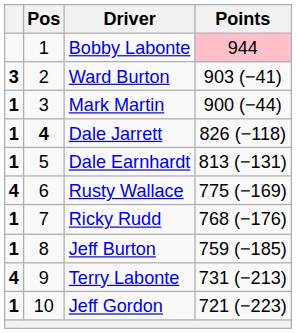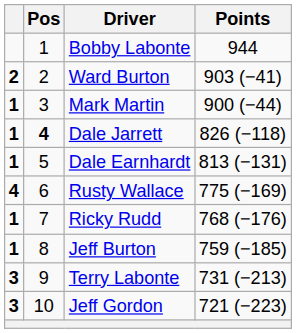(243, 48) pink background -> (243, 48) no background
(14, 76) 3 -> (14, 76) 2
(14, 277) 4 -> (14, 277) 3
(14, 305) 1 -> (14, 305) 3
